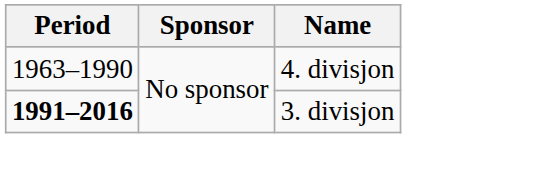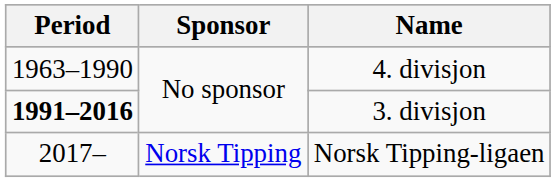+ row: (429, 153)
